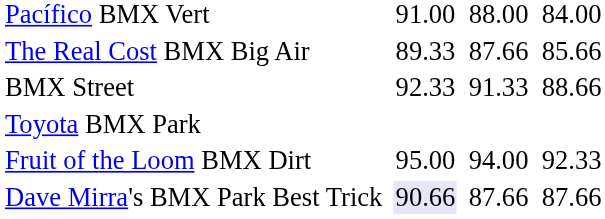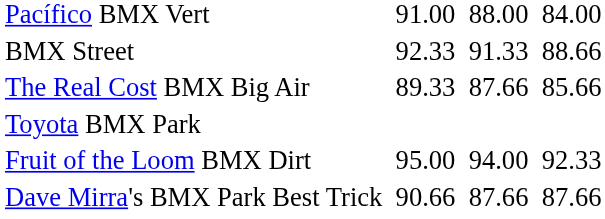rows swapped: (70, 87) <-> (157, 51)
(426, 197) lavender background -> (426, 197) no background
